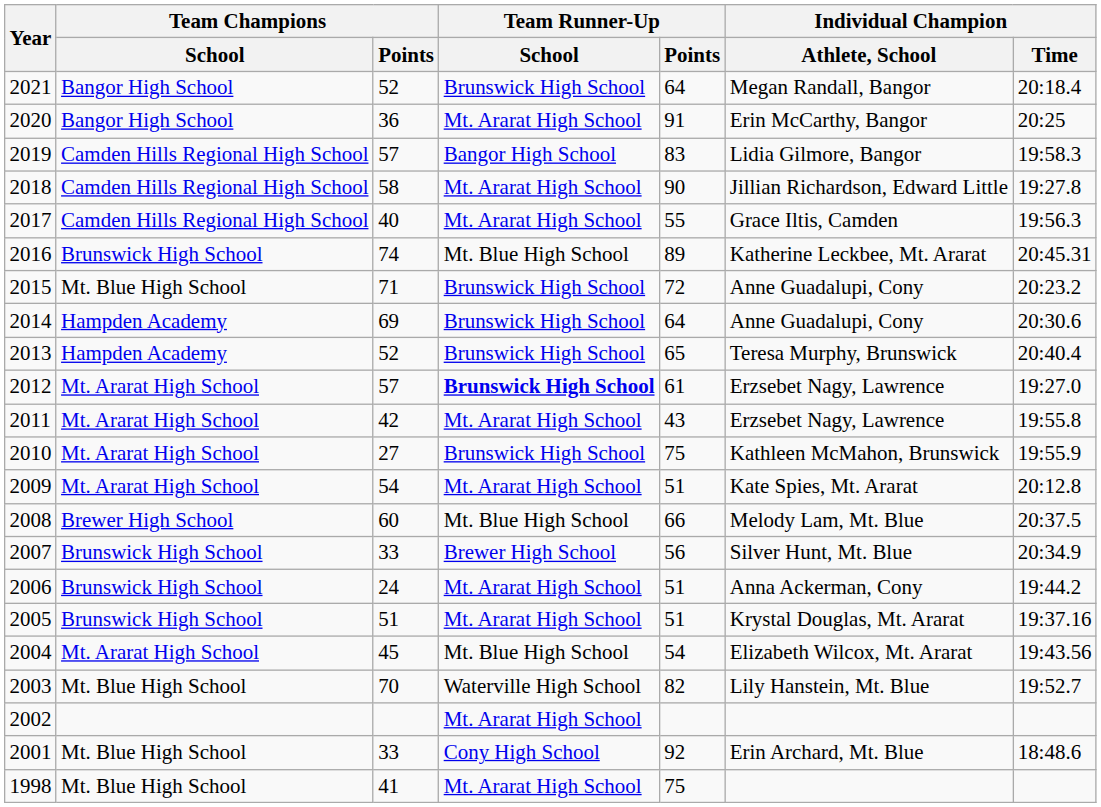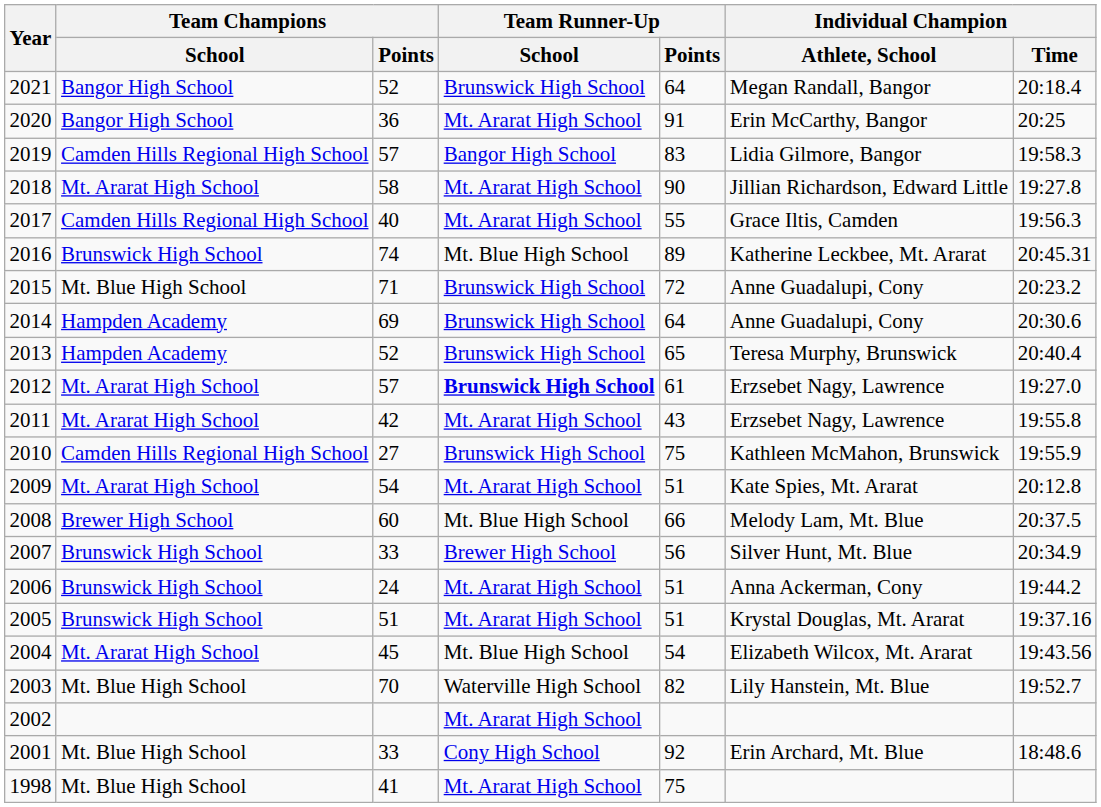(215, 187) Camden Hills Regional High School -> (160, 187) Mt. Ararat High School
(160, 453) Mt. Ararat High School -> (215, 453) Camden Hills Regional High School
